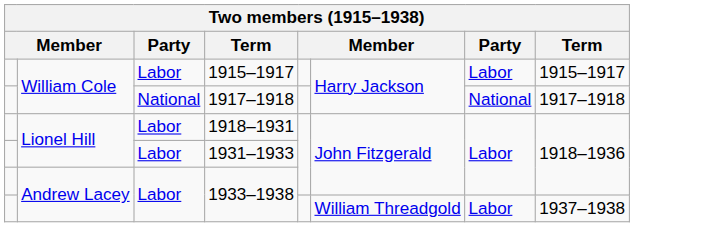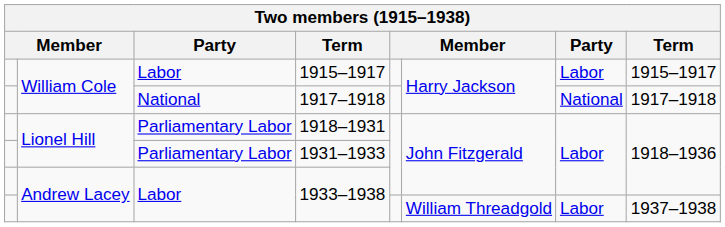(159, 126) Labor -> (215, 126) Parliamentary Labor
(159, 153) Labor -> (215, 153) Parliamentary Labor
